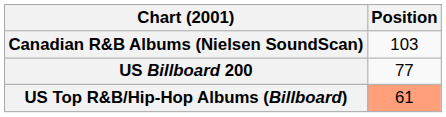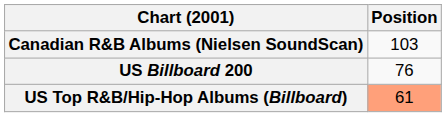(404, 71) 77 -> (404, 71) 76
